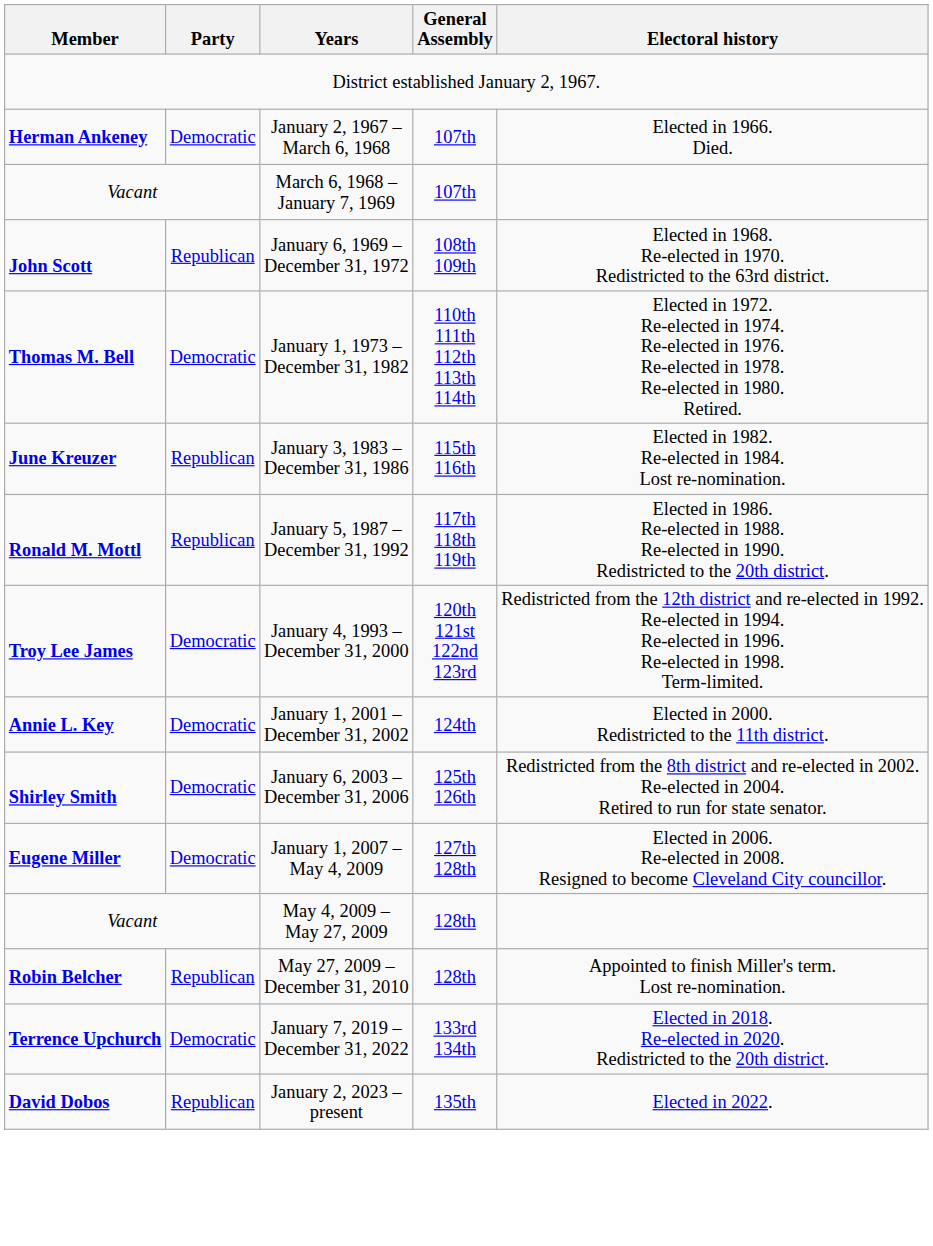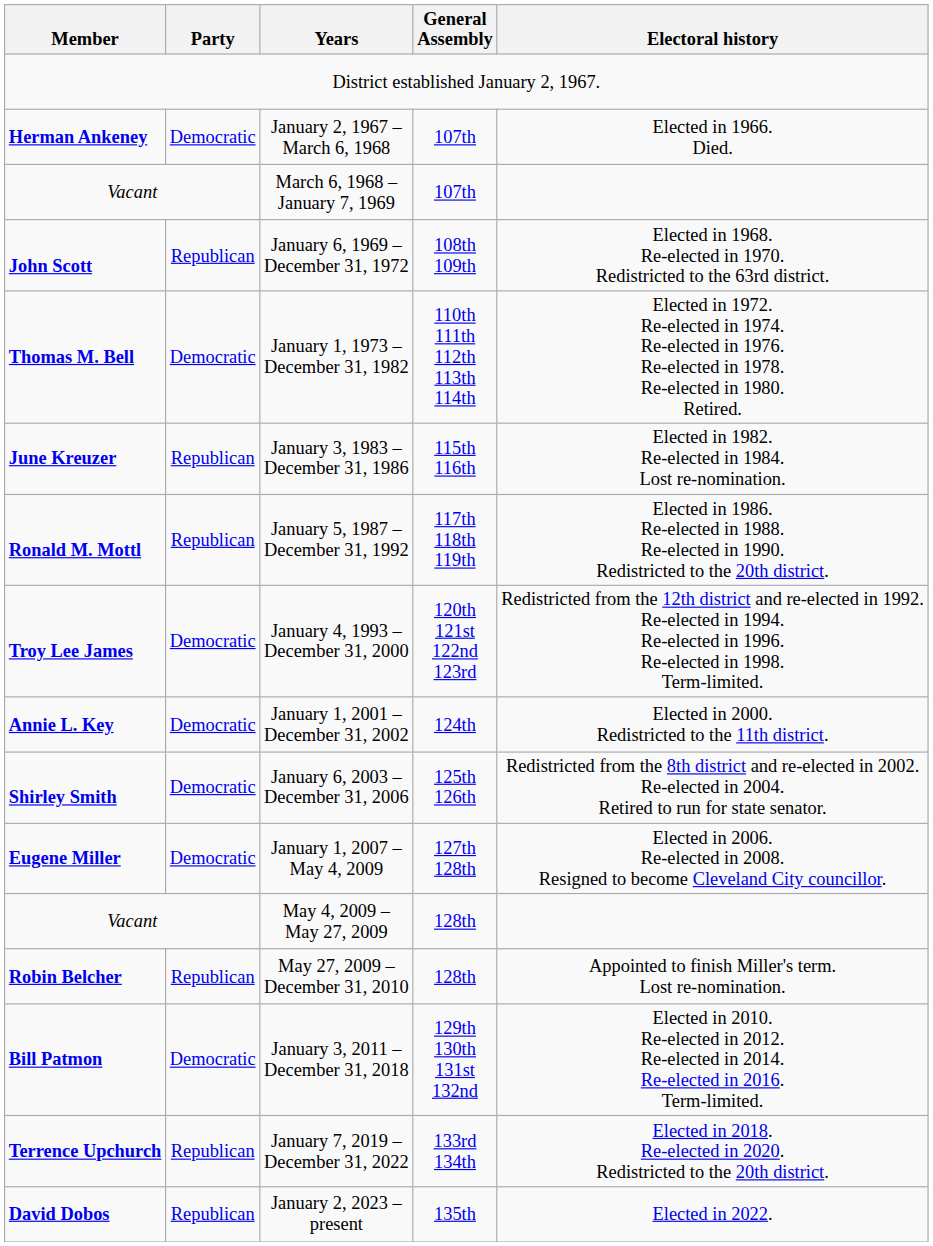+ row: (336, 1059)
(213, 1039) Democratic -> (213, 1151) Republican
